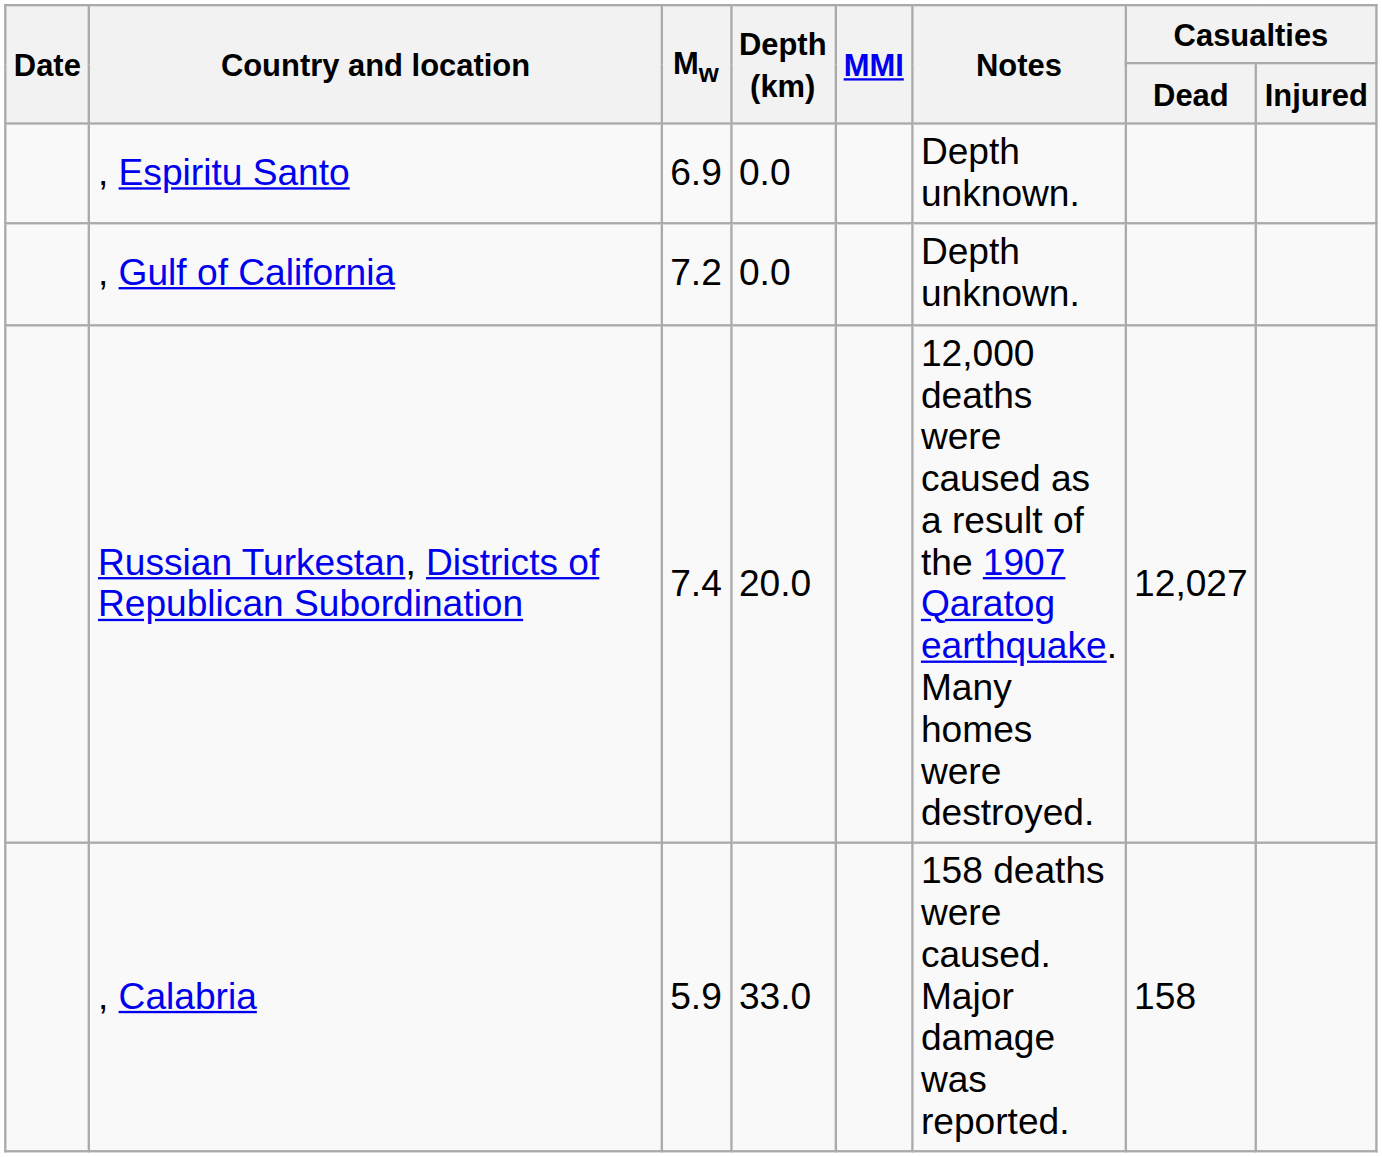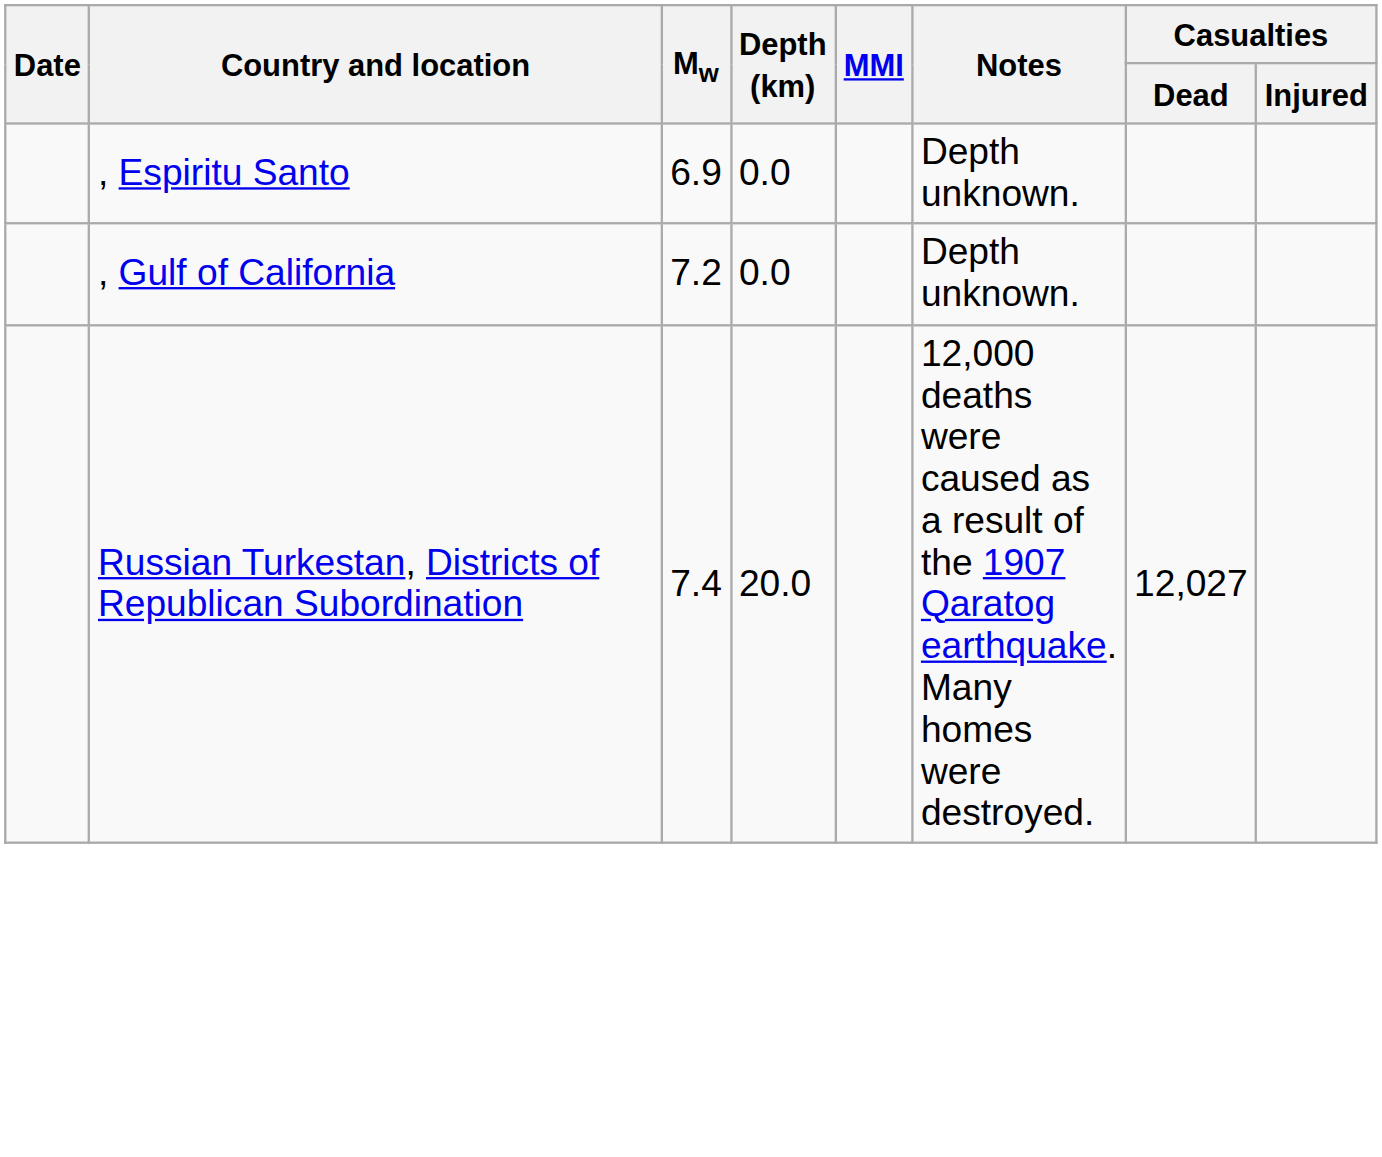- row: (177, 996)
